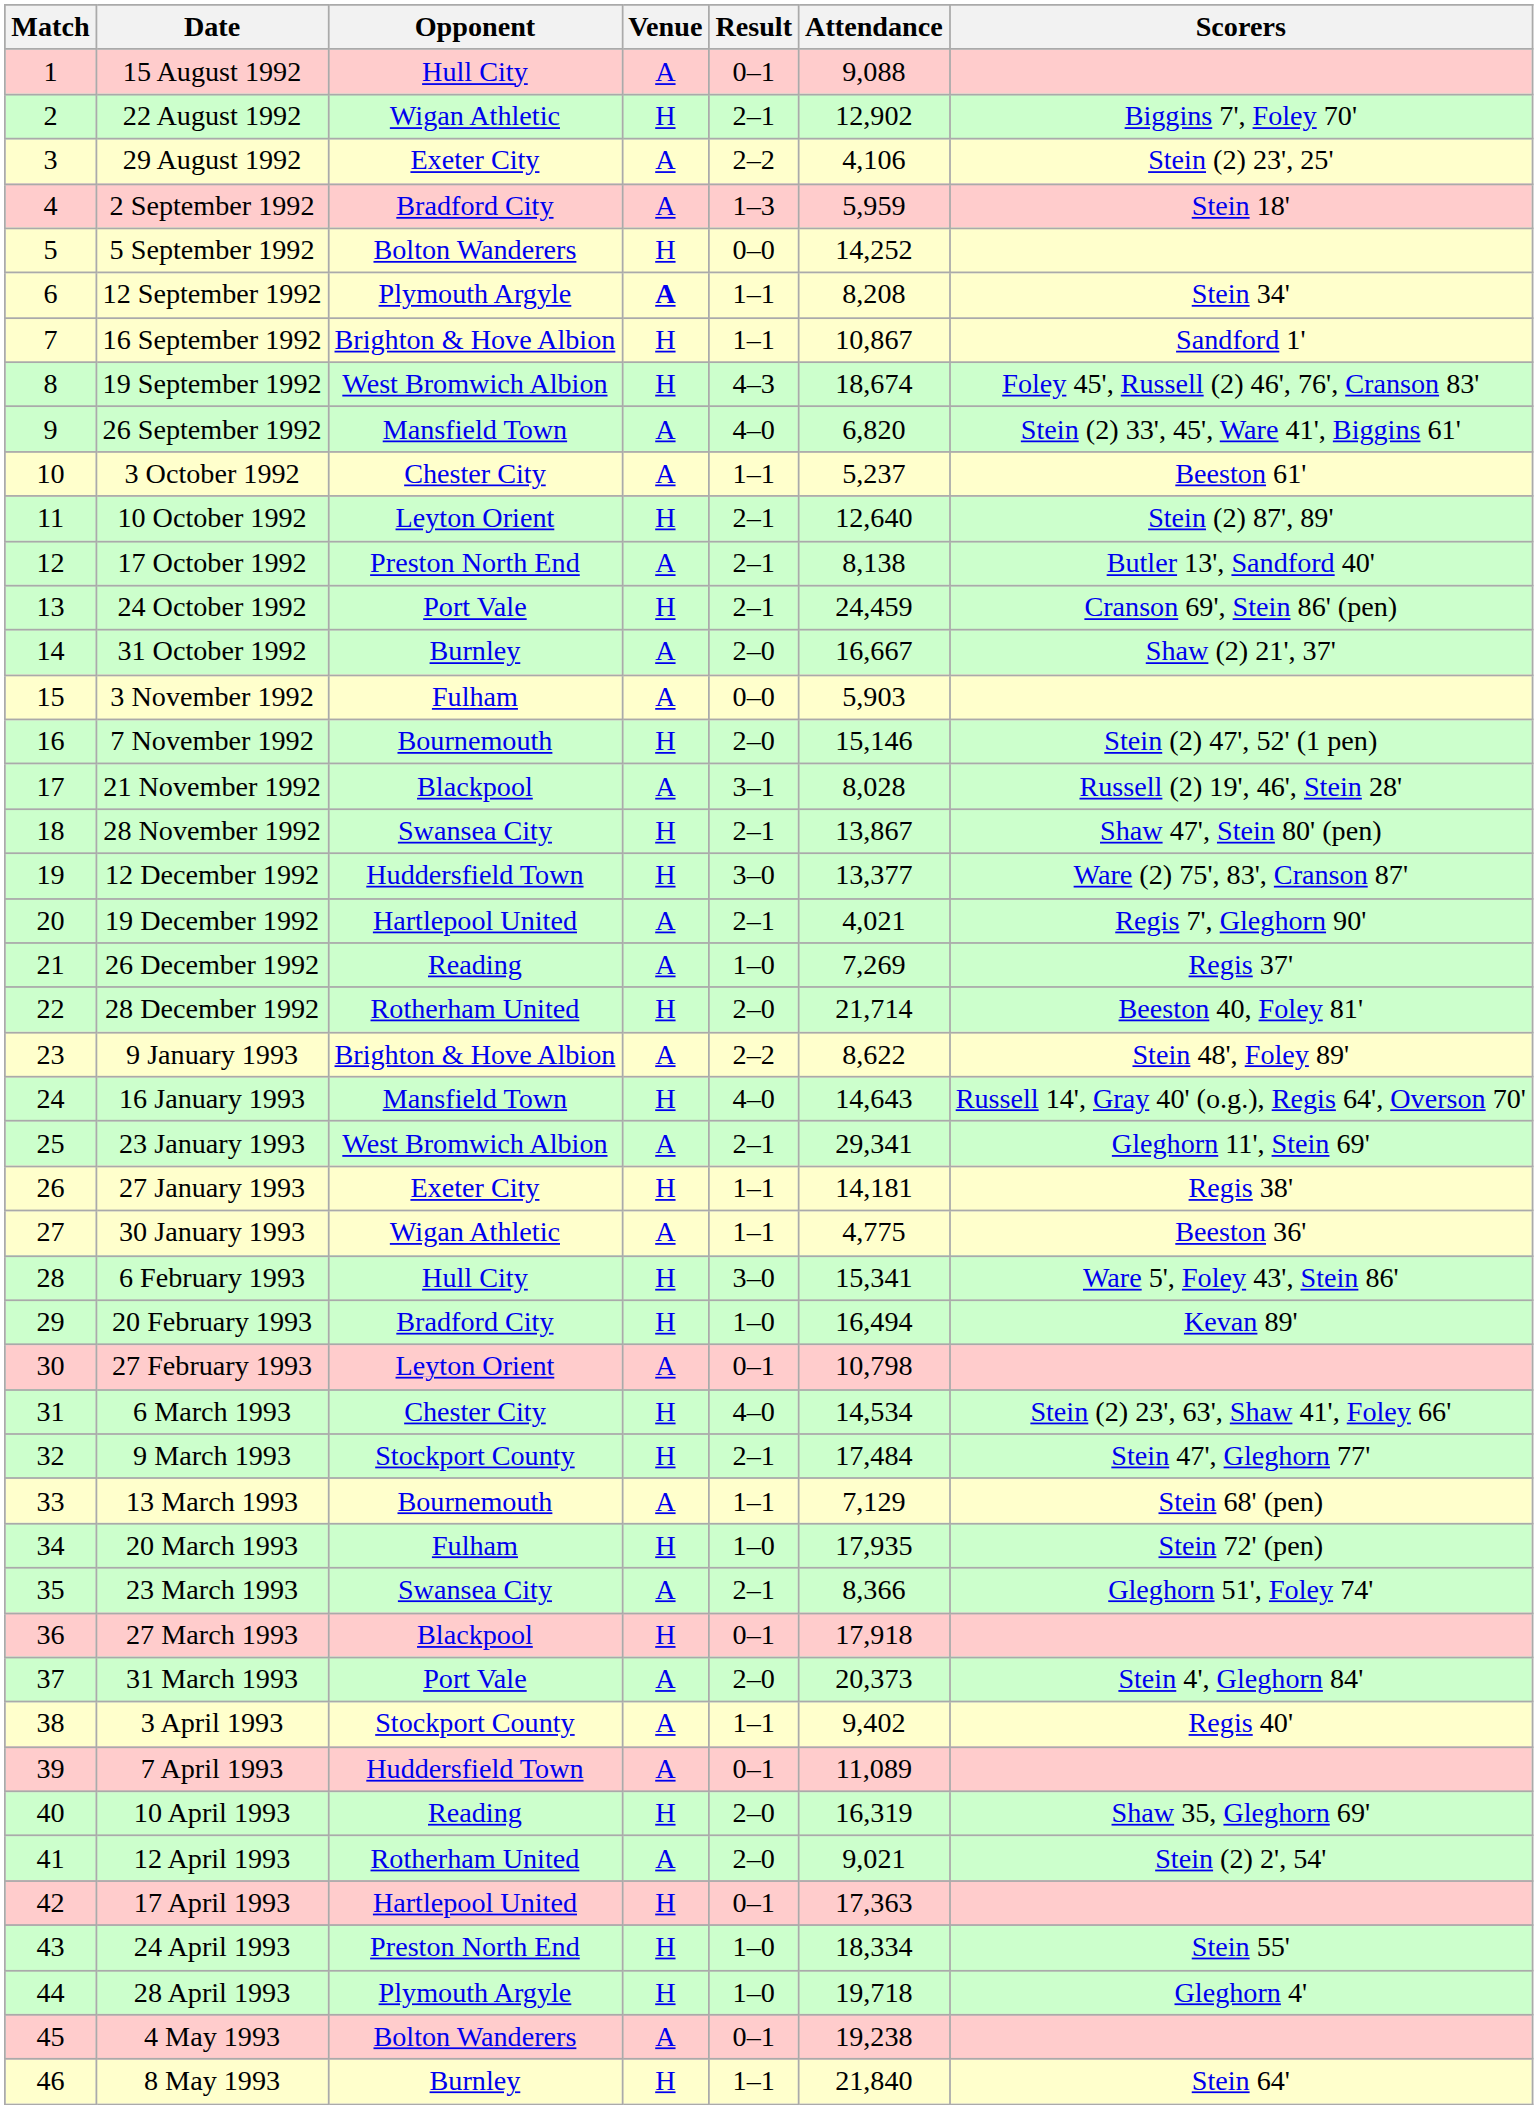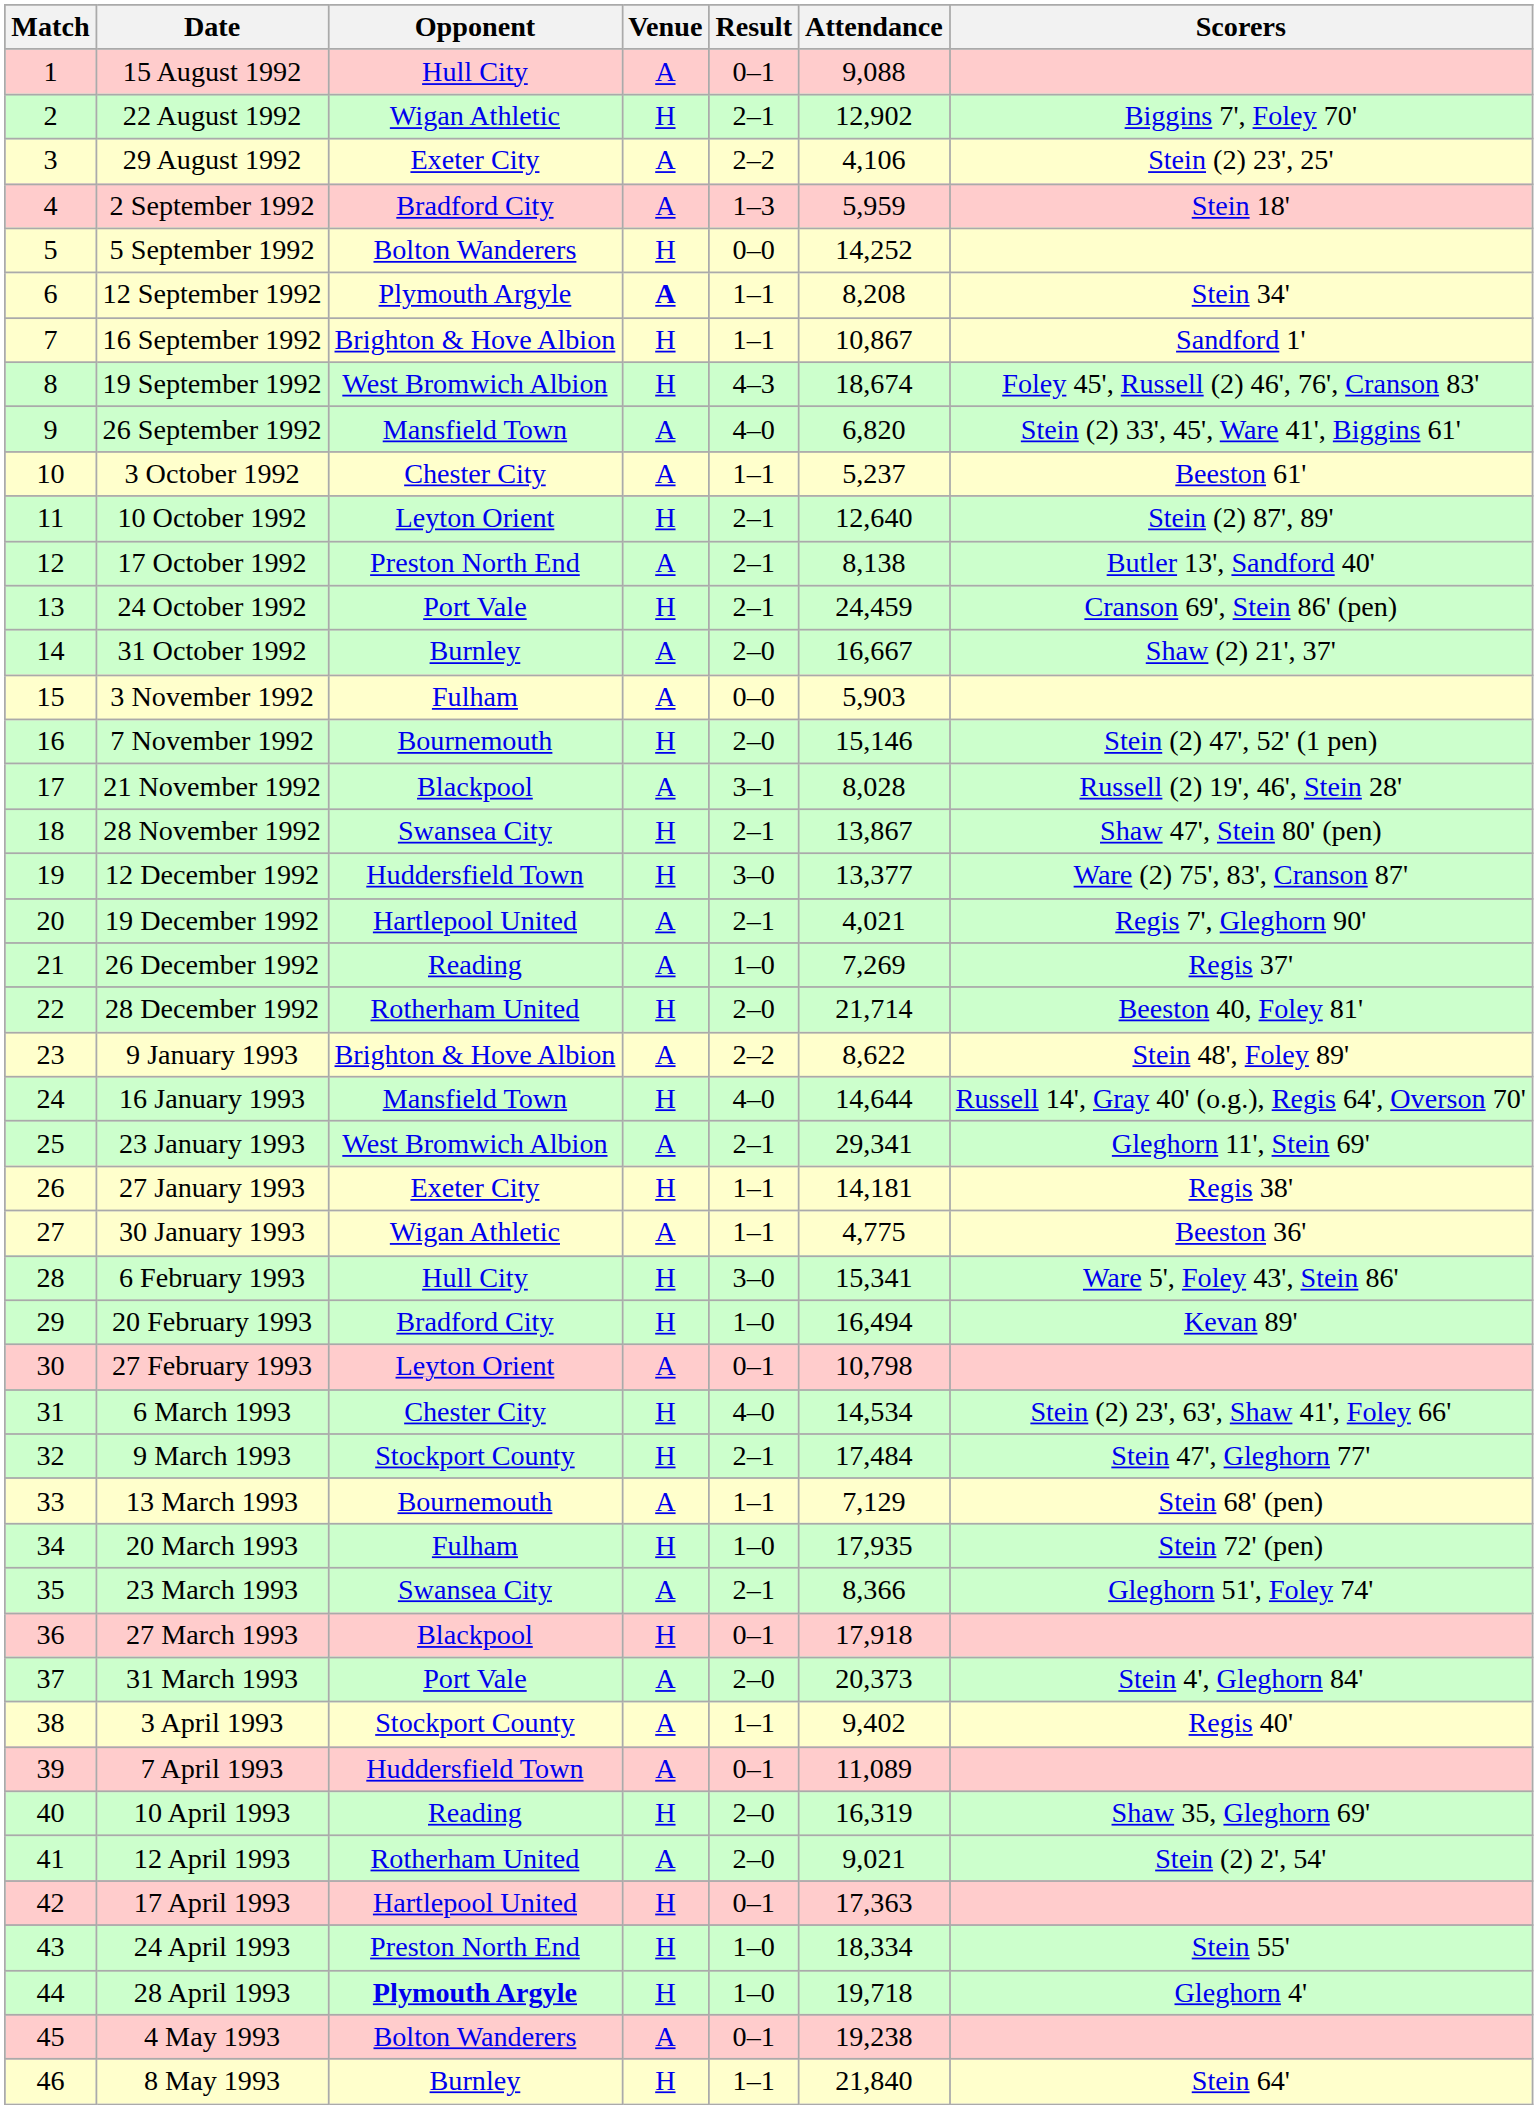(874, 1098) 14,643 -> (874, 1098) 14,644
(475, 1991) normal -> (475, 1991) bold
